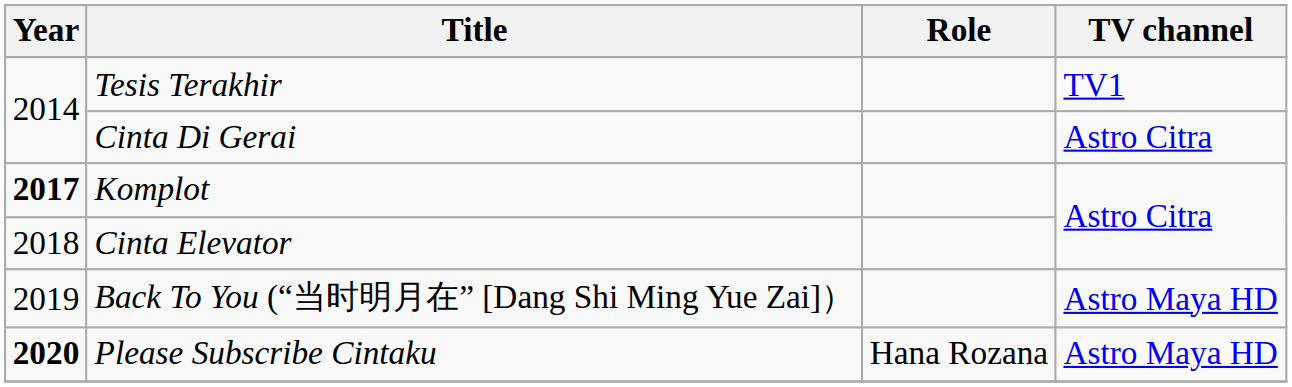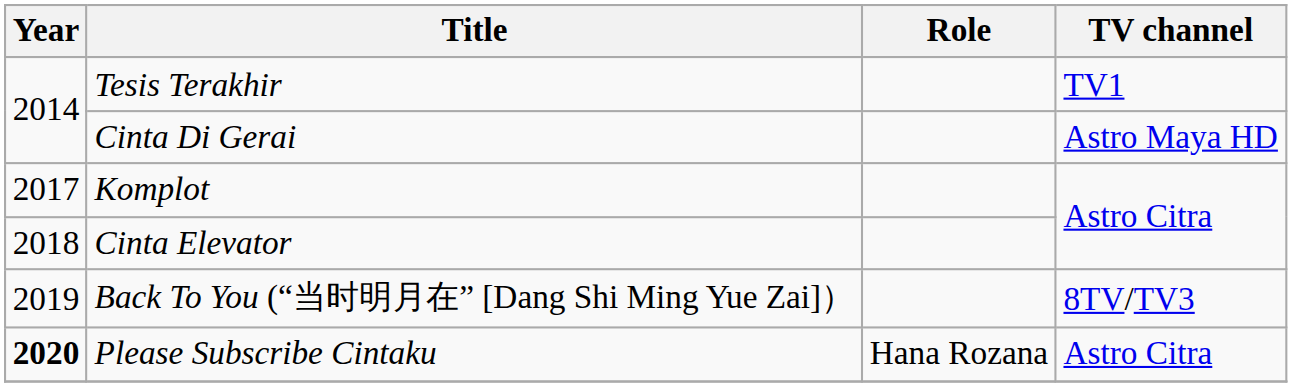(1138, 136) Astro Citra -> (1171, 136) Astro Maya HD
(46, 189) bold -> (46, 189) normal
(1171, 297) Astro Maya HD -> (1129, 297) 8TV/TV3
(1171, 353) Astro Maya HD -> (1138, 353) Astro Citra
